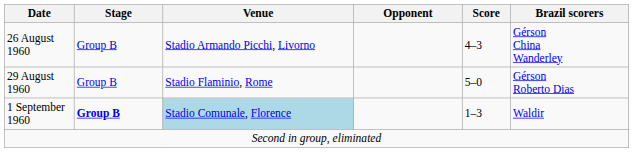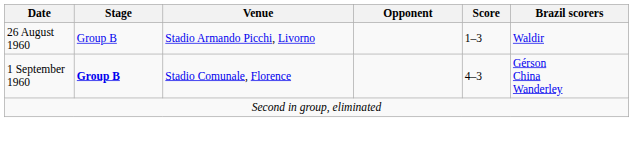(473, 44) 4–3 -> (473, 38) 1–3
(538, 44) Gérson China Wanderley -> (528, 38) Waldir
- row: (31, 82)
(228, 113) lightblue background -> (228, 76) no background
(473, 113) 1–3 -> (473, 76) 4–3
(528, 113) Waldir -> (538, 76) Gérson China Wanderley
